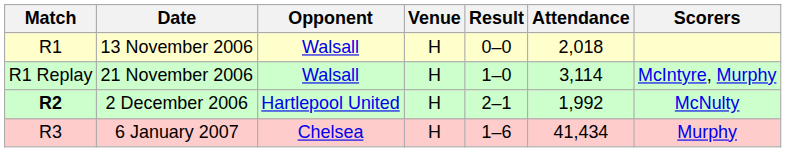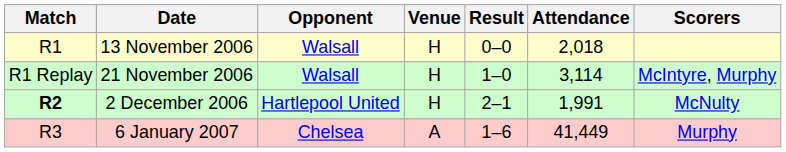(581, 103) 1,992 -> (581, 103) 1,991
(434, 132) H -> (434, 132) A
(581, 132) 41,434 -> (581, 132) 41,449
